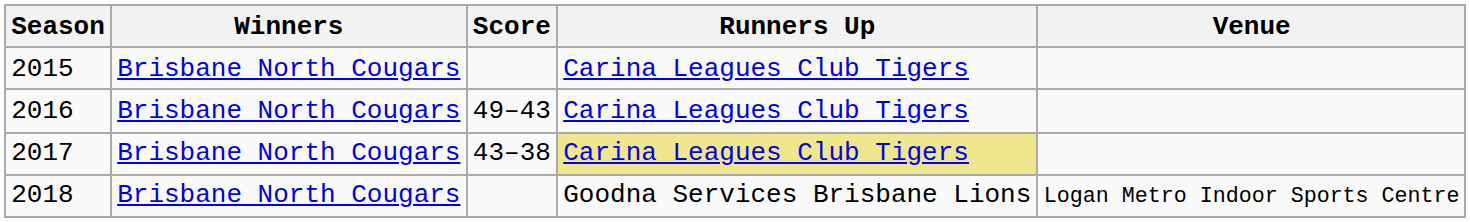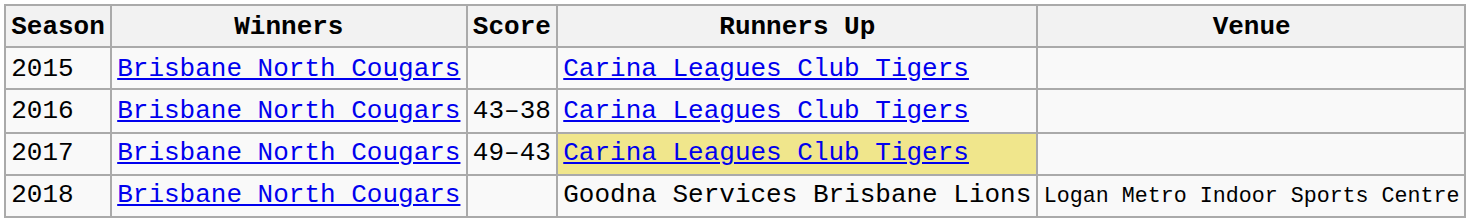(512, 111) 49–43 -> (512, 111) 43–38
(512, 153) 43–38 -> (512, 153) 49–43
